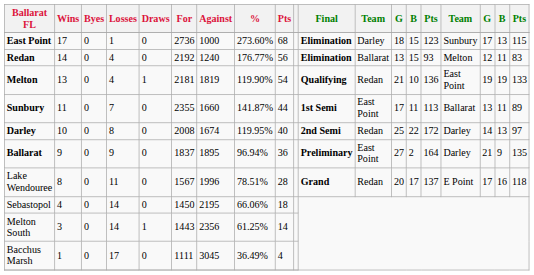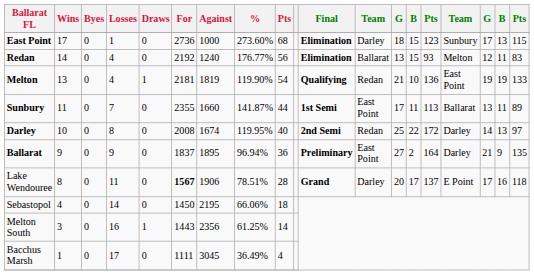(184, 181) normal -> (184, 181) bold
(209, 181) 1996 -> (209, 181) 1906
(370, 181) Redan -> (371, 181) Darley
(114, 226) 14 -> (114, 226) 16
